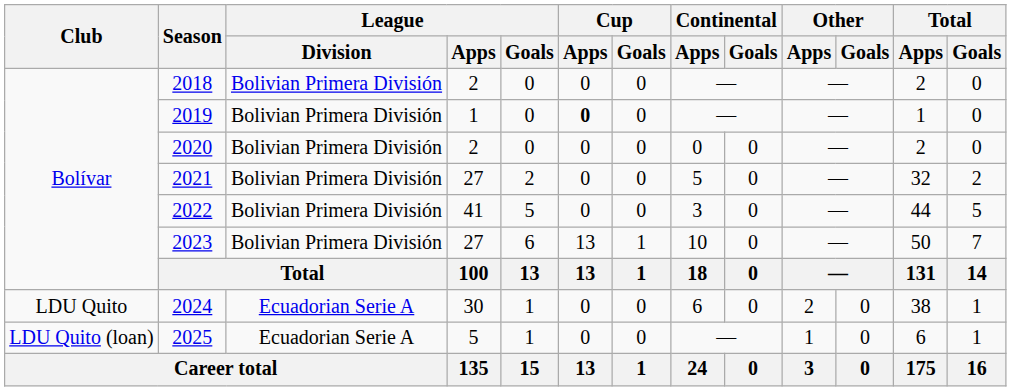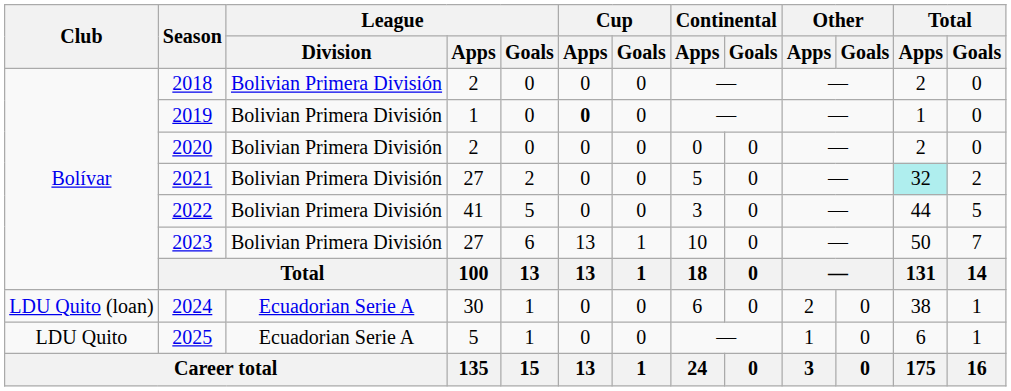(921, 178) no background -> (921, 178) paleturquoise background
(81, 305) LDU Quito -> (81, 305) LDU Quito (loan)
(81, 337) LDU Quito (loan) -> (81, 337) LDU Quito
